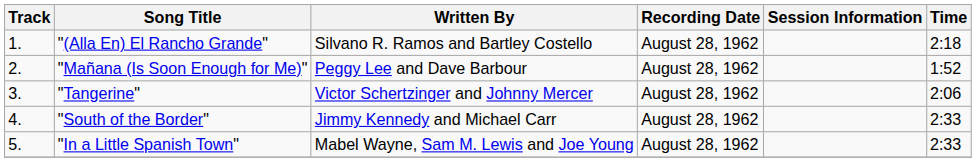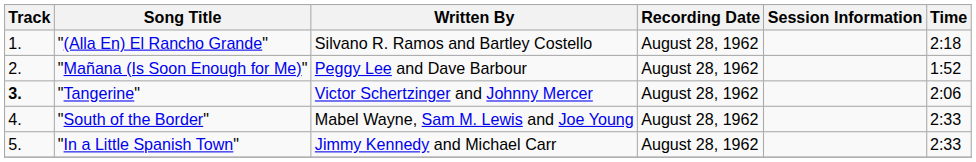(15, 94) normal -> (15, 94) bold
(436, 119) Jimmy Kennedy and Michael Carr -> (474, 119) Mabel Wayne, Sam M. Lewis and Joe Young
(474, 145) Mabel Wayne, Sam M. Lewis and Joe Young -> (436, 145) Jimmy Kennedy and Michael Carr
